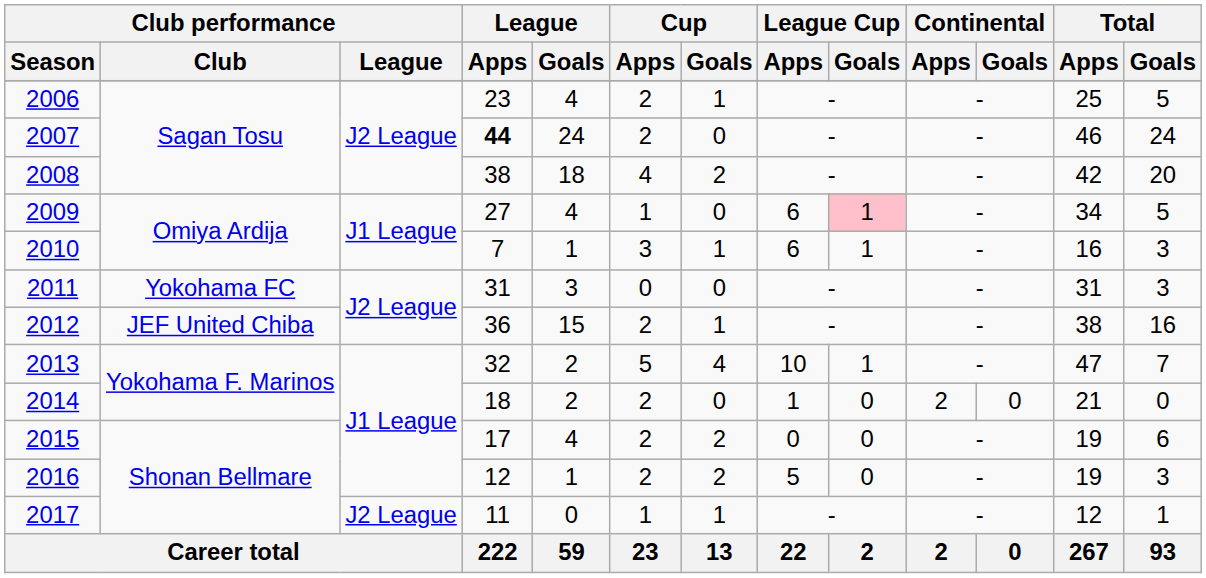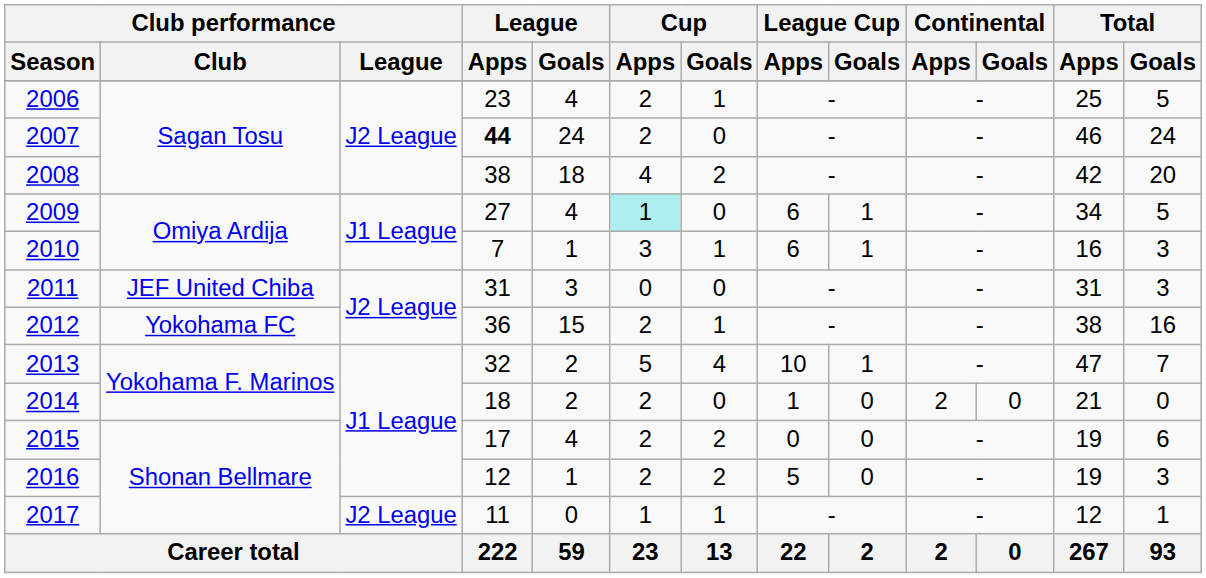(645, 212) no background -> (645, 212) paleturquoise background
(867, 212) pink background -> (867, 212) no background
(220, 288) Yokohama FC -> (220, 288) JEF United Chiba
(220, 325) JEF United Chiba -> (220, 325) Yokohama FC
